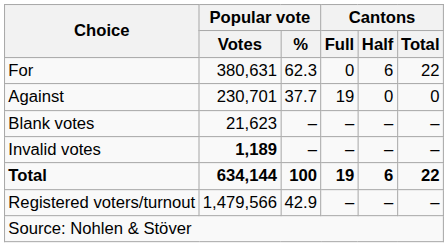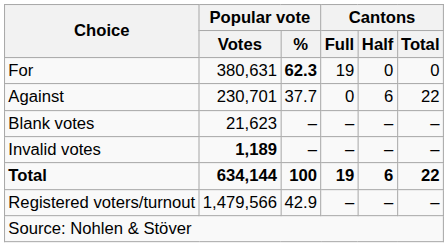(301, 70) normal -> (301, 70) bold
(350, 70) 0 -> (345, 70) 19
(389, 70) 6 -> (389, 70) 0
(430, 70) 22 -> (435, 70) 0
(345, 96) 19 -> (350, 96) 0
(389, 96) 0 -> (389, 96) 6
(435, 96) 0 -> (430, 96) 22
